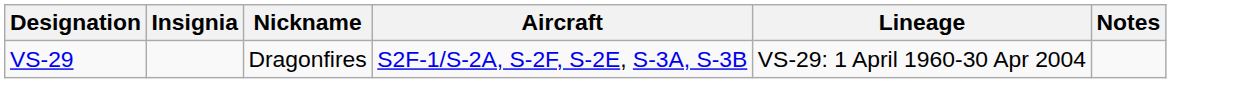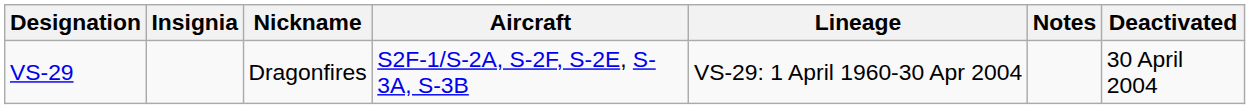+ column: (1173, 22)
